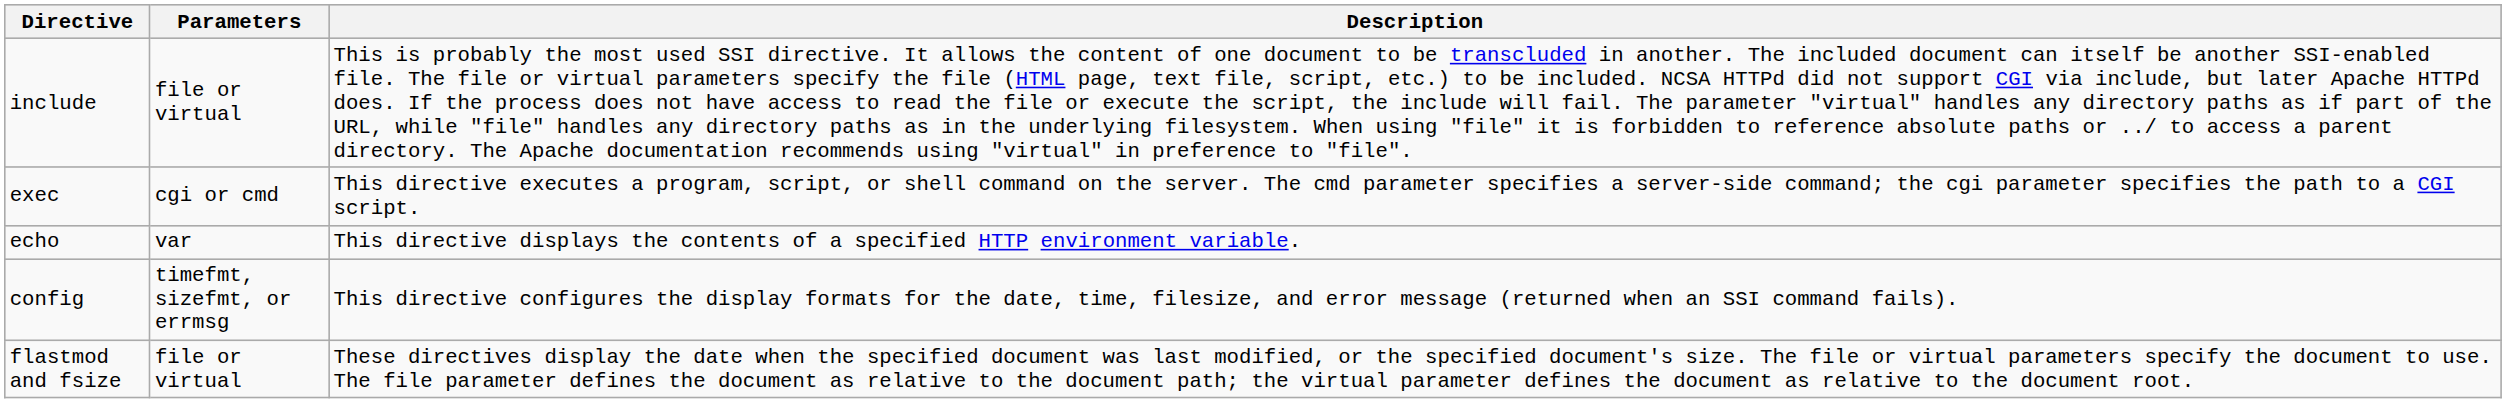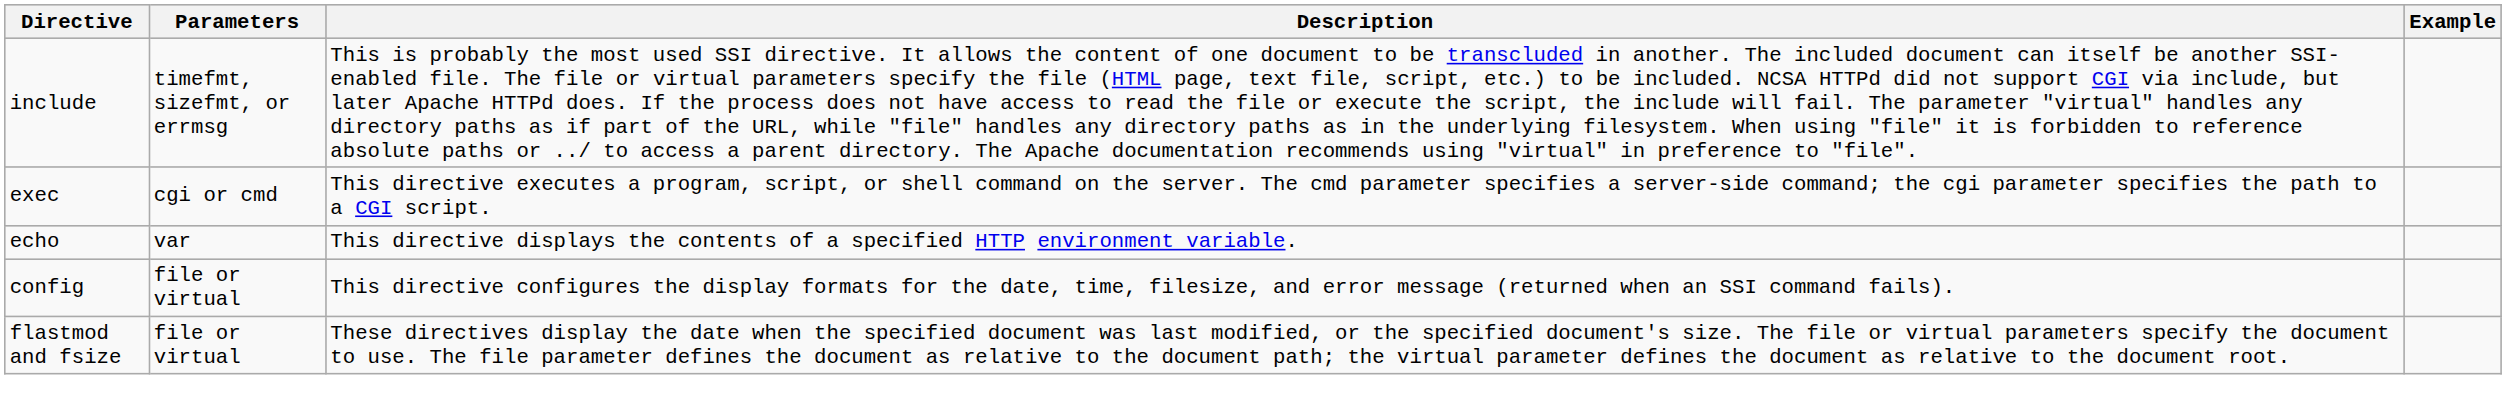+ column: (2453, 22)
(198, 103) file or virtual -> (222, 103) timefmt, sizefmt, or errmsg
(223, 299) timefmt, sizefmt, or errmsg -> (197, 288) file or virtual
